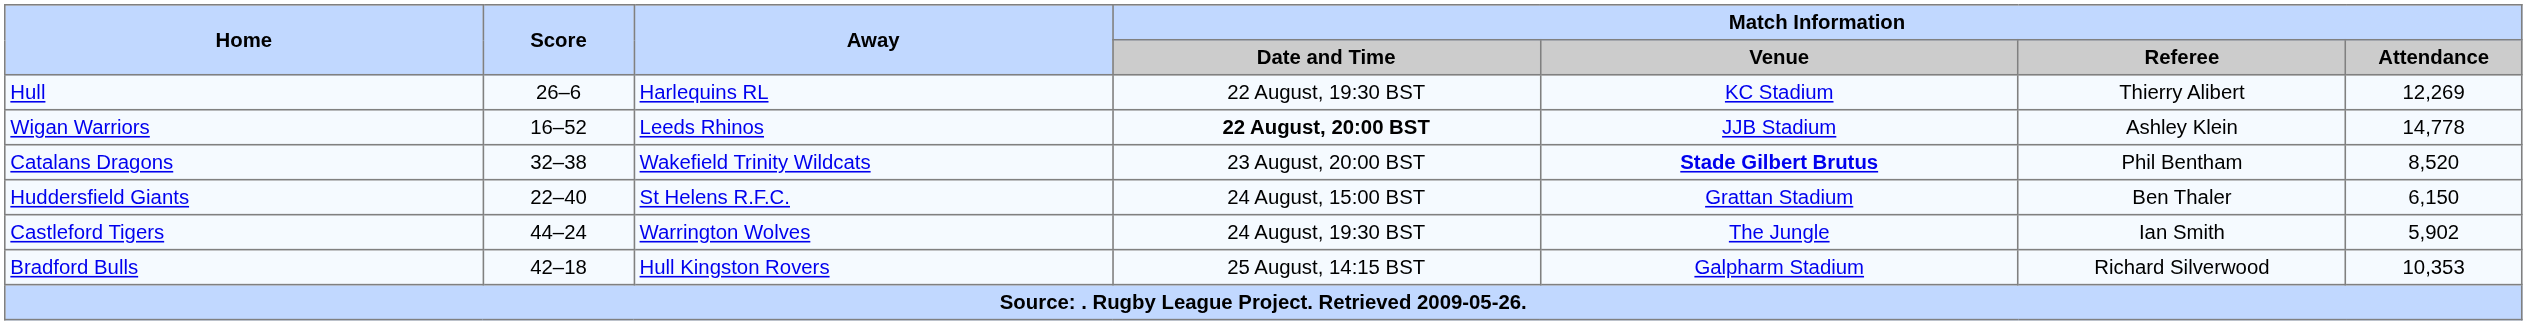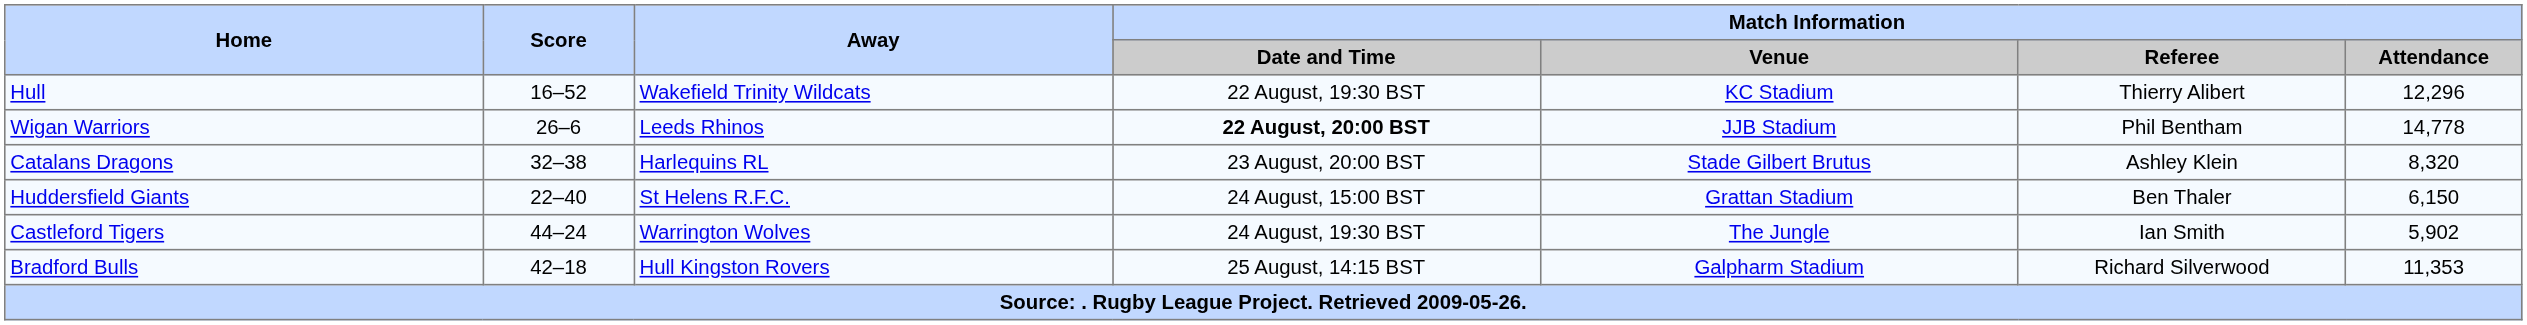(559, 92) 26–6 -> (559, 92) 16–52
(704, 92) Harlequins RL -> (755, 92) Wakefield Trinity Wildcats
(2434, 92) 12,269 -> (2434, 92) 12,296
(559, 127) 16–52 -> (559, 127) 26–6
(2182, 127) Ashley Klein -> (2182, 127) Phil Bentham
(755, 162) Wakefield Trinity Wildcats -> (704, 162) Harlequins RL
(1779, 162) bold -> (1779, 162) normal
(2182, 162) Phil Bentham -> (2182, 162) Ashley Klein
(2434, 162) 8,520 -> (2434, 162) 8,320
(2434, 267) 10,353 -> (2434, 267) 11,353
